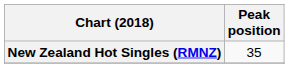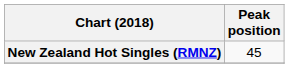(254, 52) 35 -> (254, 52) 45
